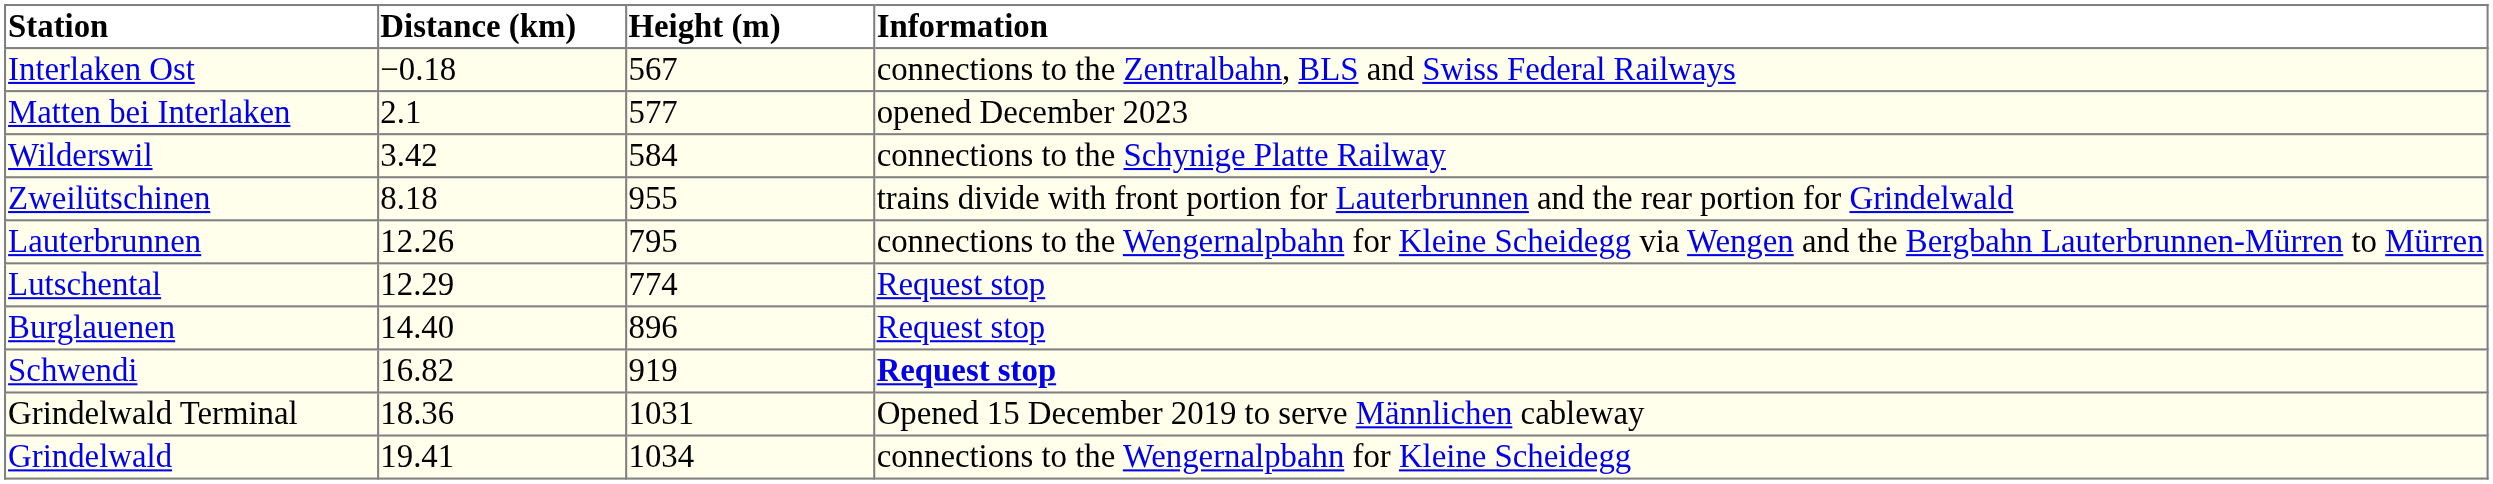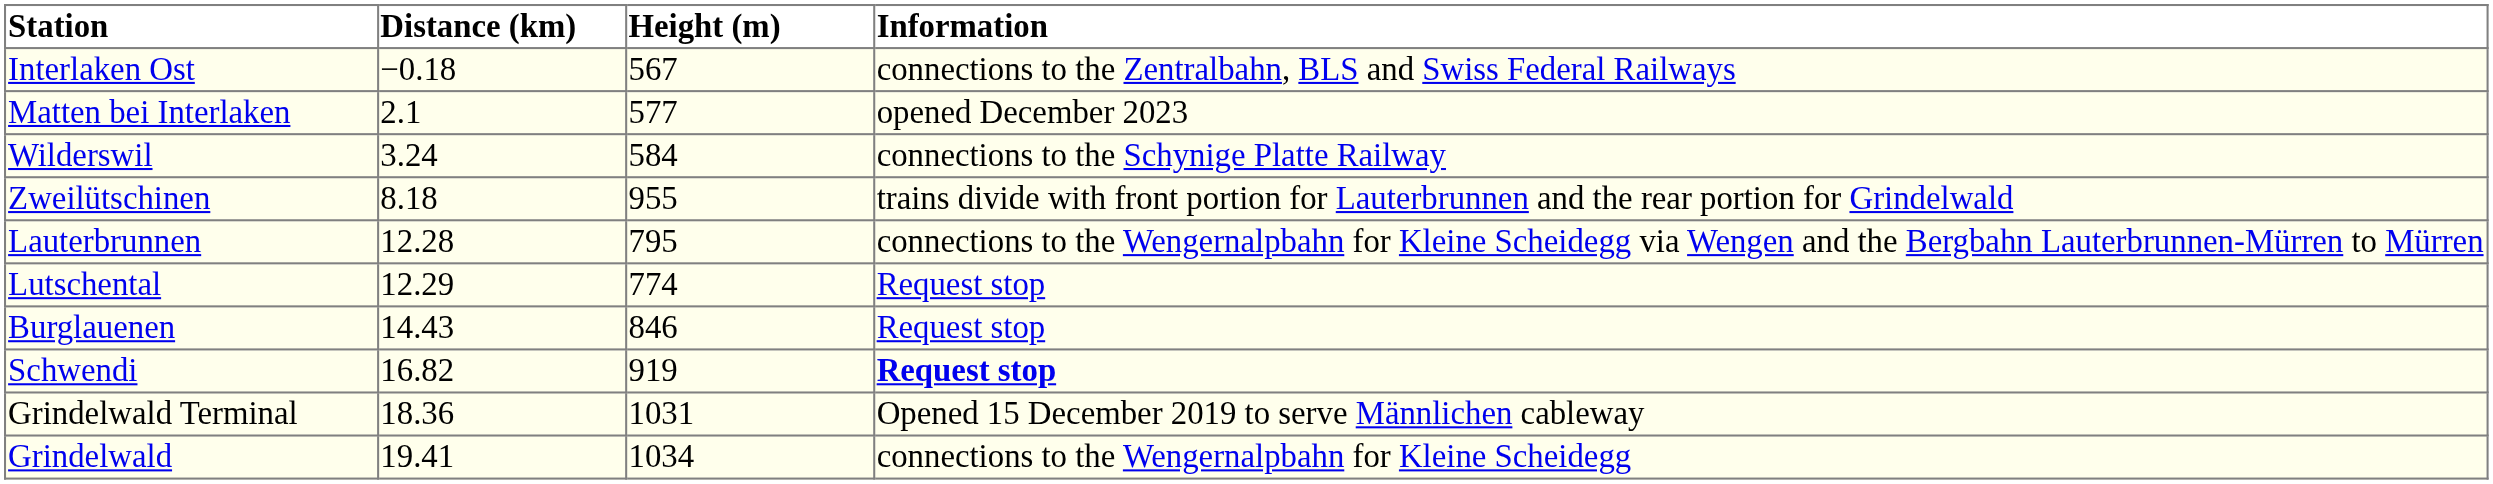(409, 155) 3.42 -> (409, 155) 3.24
(417, 241) 12.26 -> (417, 241) 12.28
(417, 327) 14.40 -> (417, 327) 14.43
(653, 327) 896 -> (653, 327) 846
